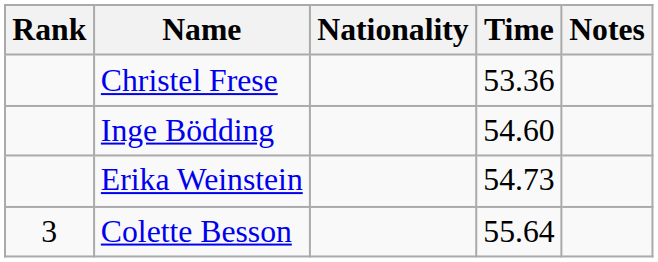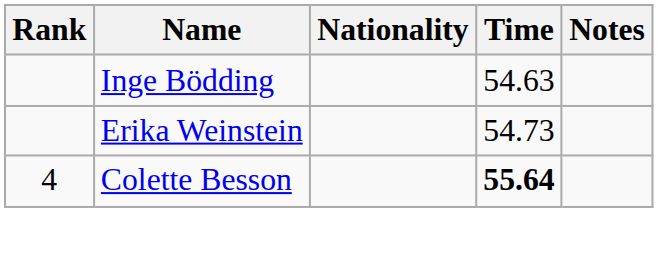- row: (189, 79)
(519, 130) 54.60 -> (519, 79) 54.63
(49, 230) 3 -> (49, 180) 4
(519, 230) normal -> (519, 180) bold
